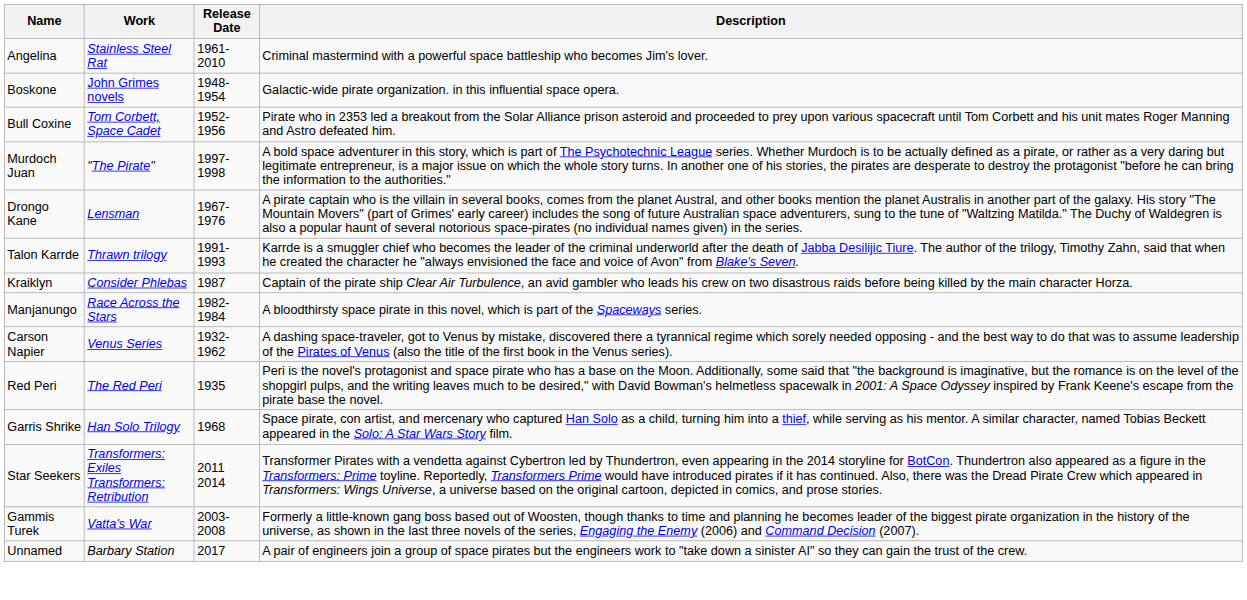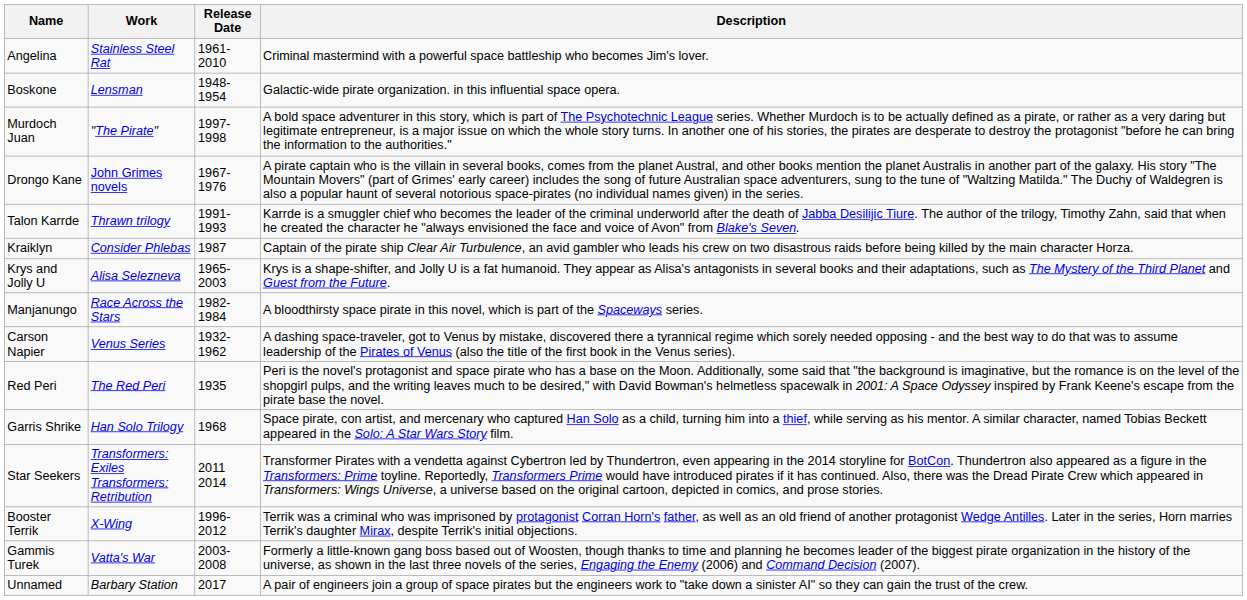(123, 90) John Grimes novels -> (117, 90) Lensman
- row: (39, 124)
(113, 214) Lensman -> (127, 180) John Grimes novels
+ row: (32, 275)
+ row: (29, 523)
